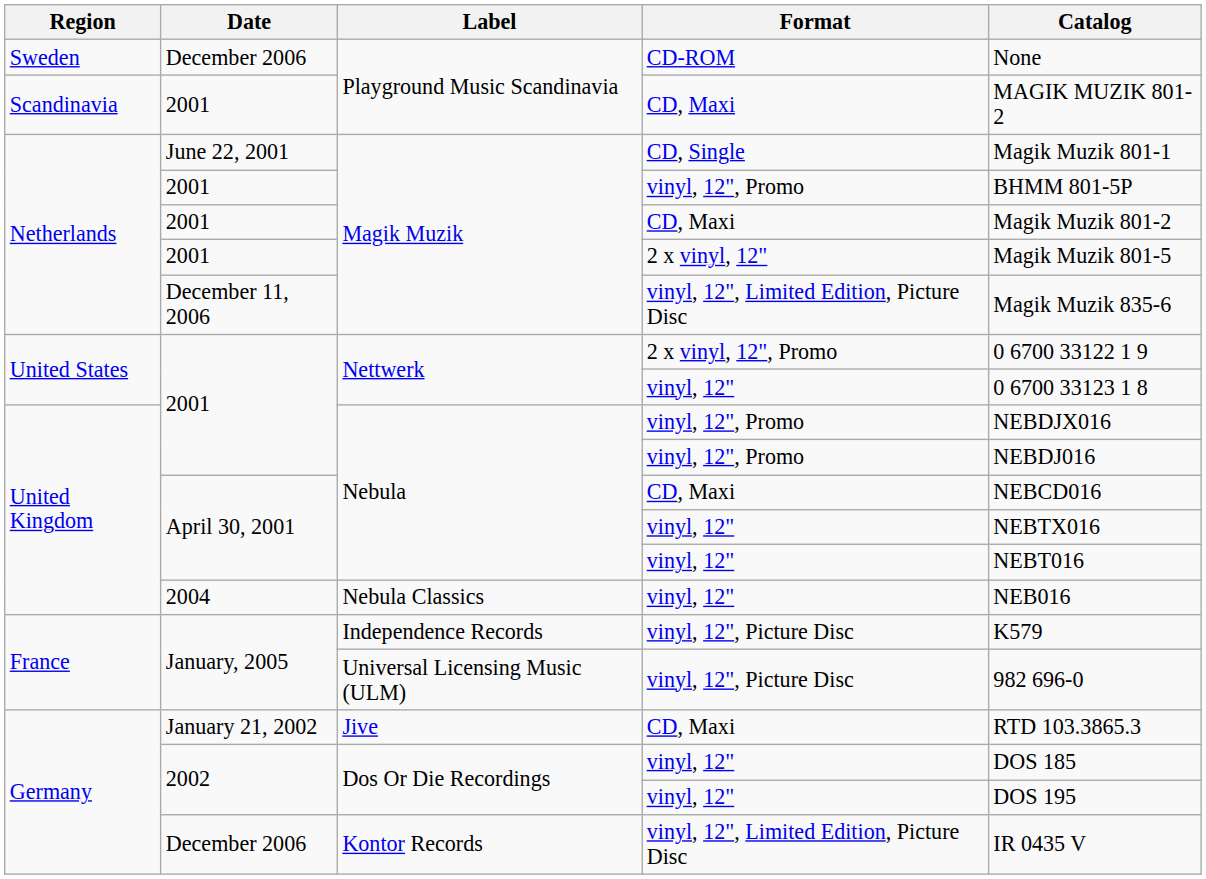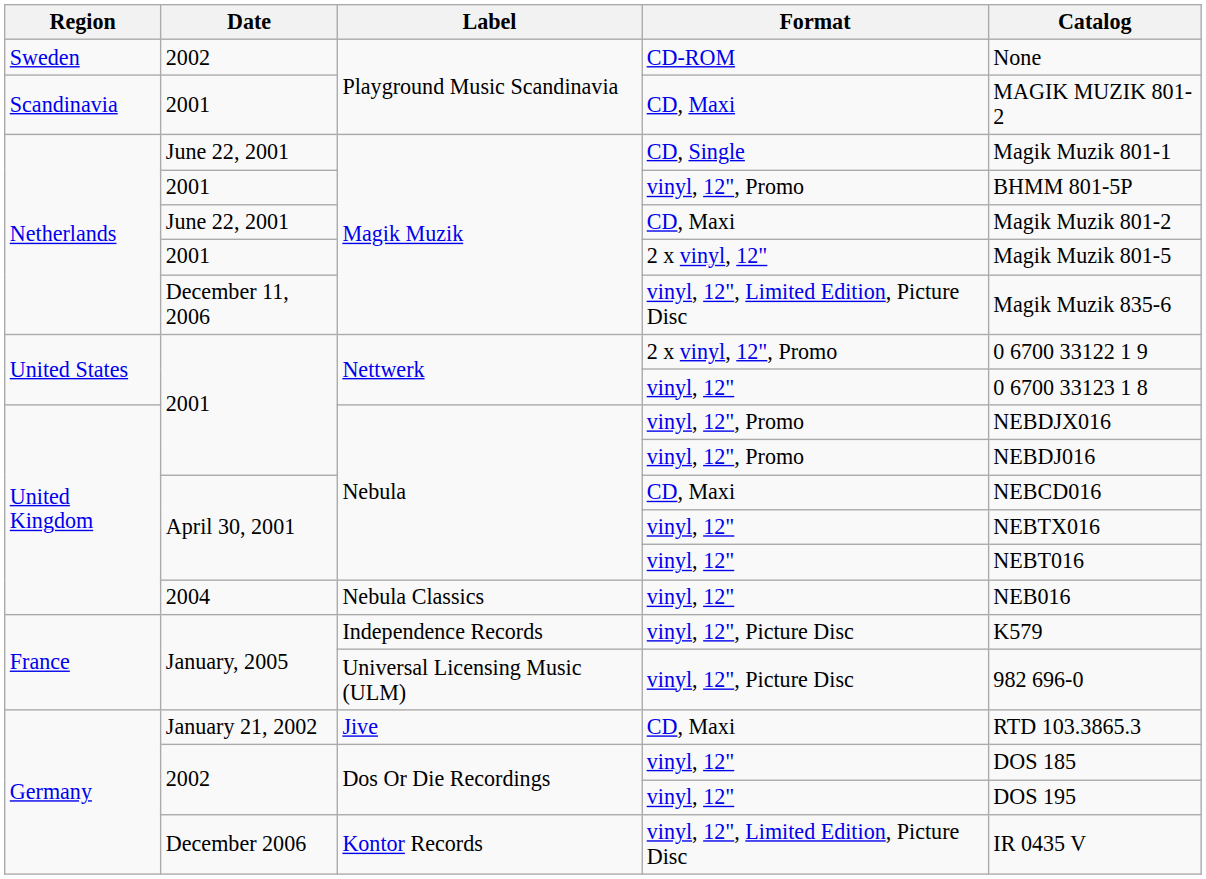(236, 57) December 2006 -> (188, 57) 2002
(188, 221) 2001 -> (227, 221) June 22, 2001
